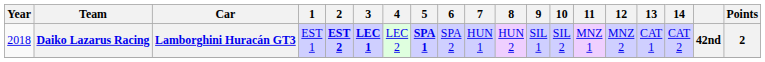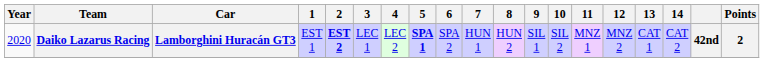(19, 40) 2018 -> (19, 40) 2020
(368, 40) bold -> (367, 40) normal
